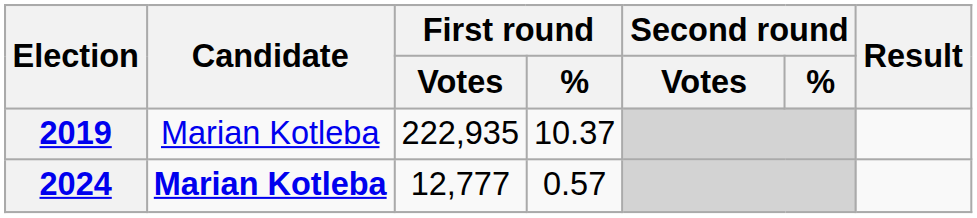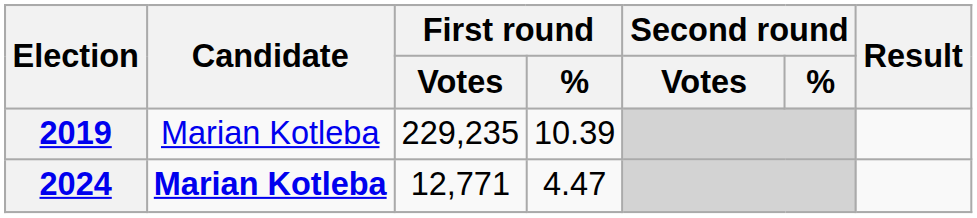(460, 133) 222,935 -> (460, 133) 229,235
(575, 133) 10.37 -> (575, 133) 10.39
(460, 184) 12,777 -> (460, 184) 12,771
(575, 184) 0.57 -> (575, 184) 4.47
